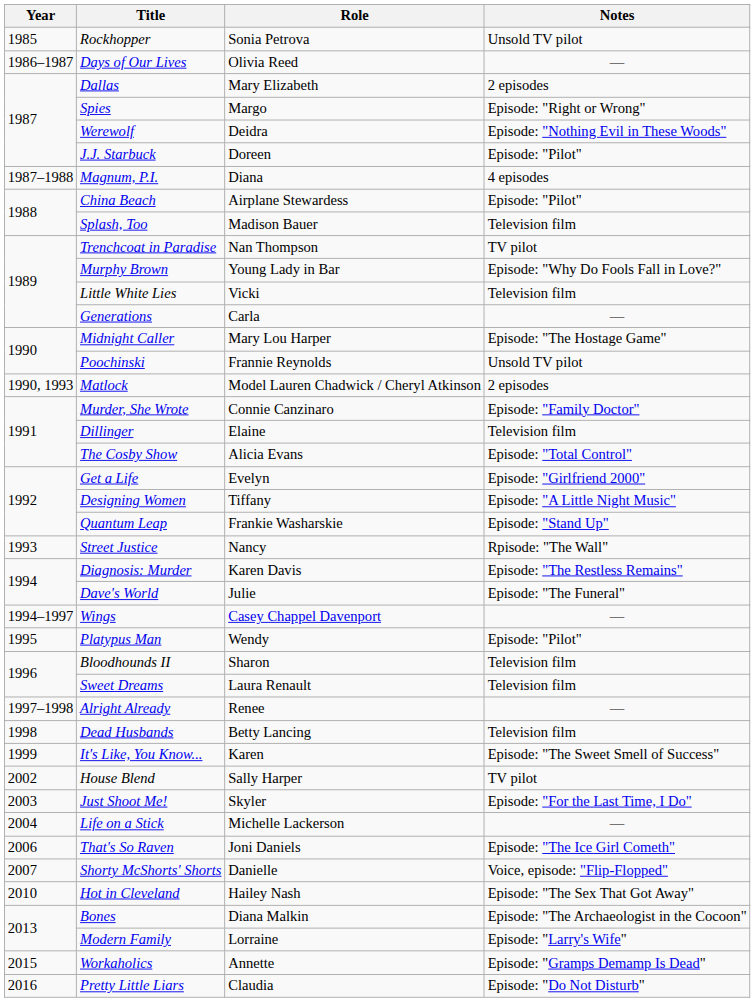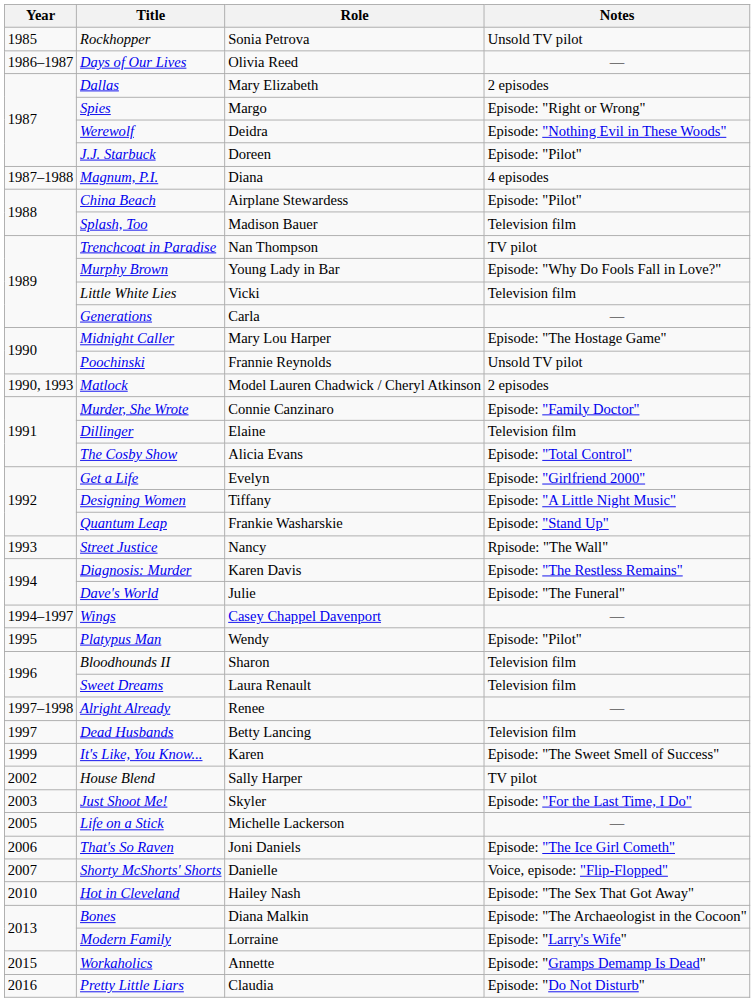(22, 731) 1998 -> (22, 731) 1997
(22, 824) 2004 -> (22, 824) 2005
